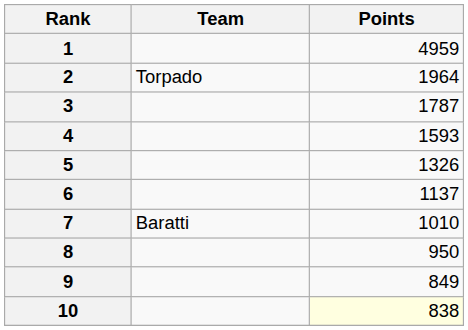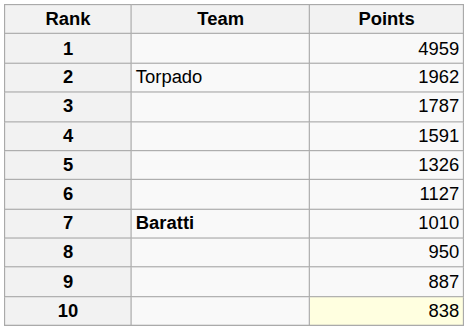(439, 77) 1964 -> (439, 77) 1962
(439, 135) 1593 -> (439, 135) 1591
(439, 194) 1137 -> (439, 194) 1127
(162, 223) normal -> (165, 223) bold
(444, 281) 849 -> (444, 281) 887
